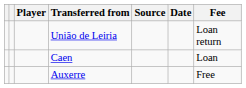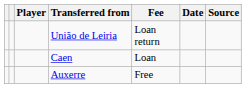columns swapped: (218, 12) <-> (150, 12)
